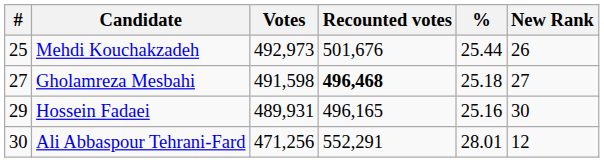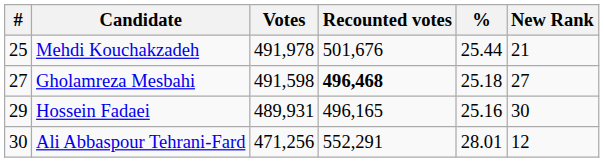(284, 50) 492,973 -> (284, 50) 491,978
(520, 50) 26 -> (520, 50) 21
